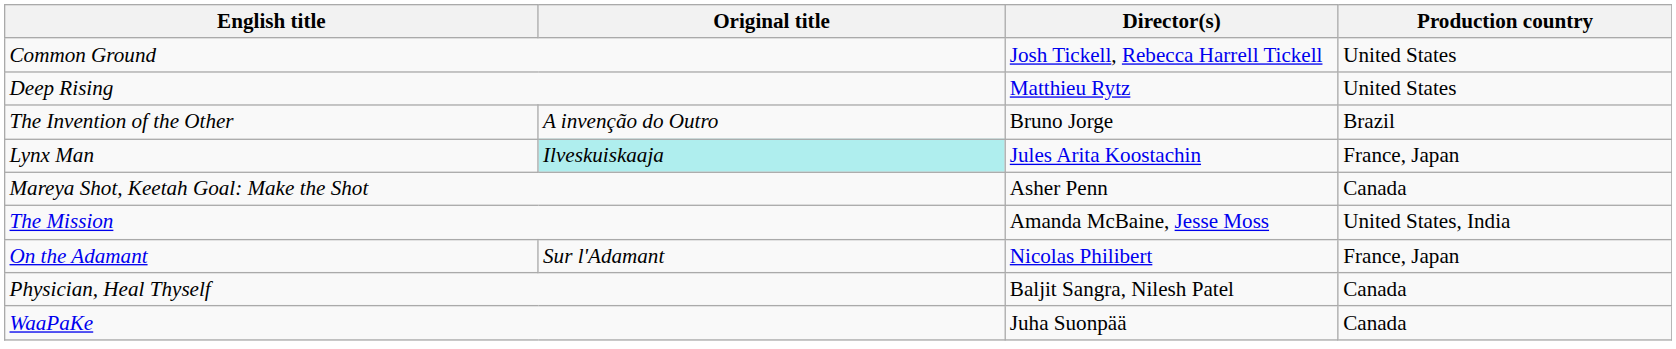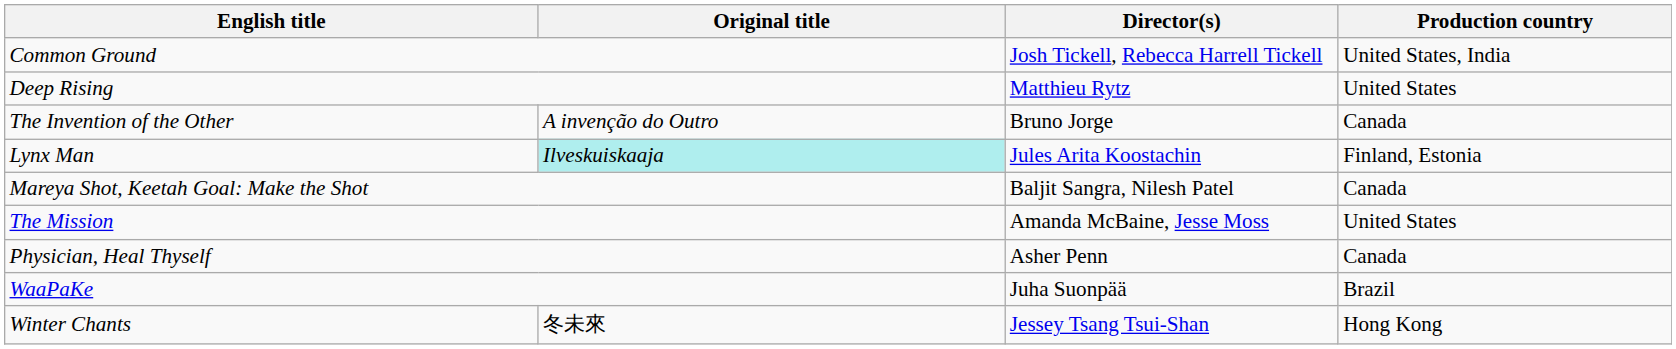(1400, 54) United States -> (1427, 54) United States, India
(1369, 121) Brazil -> (1375, 121) Canada
(1401, 155) France, Japan -> (1412, 155) Finland, Estonia
(1059, 188) Asher Penn -> (1122, 188) Baljit Sangra, Nilesh Patel
(1427, 222) United States, India -> (1400, 222) United States
- row: (79, 255)
(1122, 289) Baljit Sangra, Nilesh Patel -> (1059, 255) Asher Penn
(1375, 322) Canada -> (1369, 289) Brazil
+ row: (70, 324)
